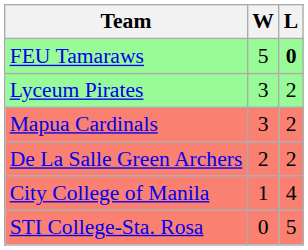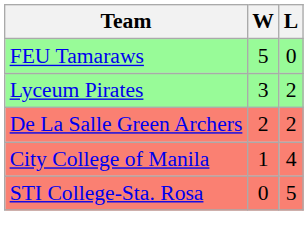(291, 55) bold -> (291, 55) normal
- row: (84, 124)
